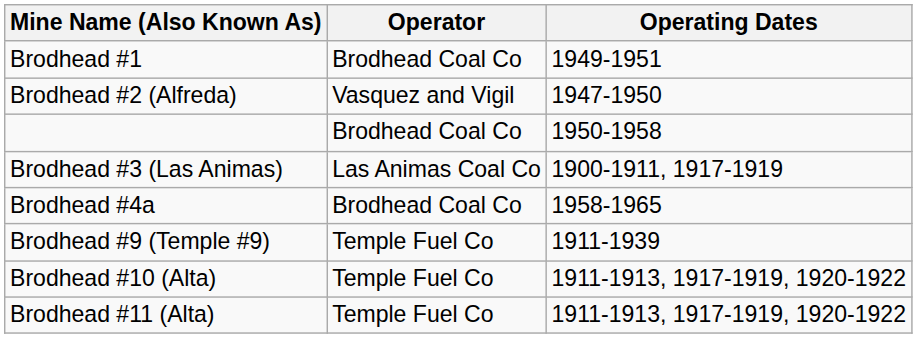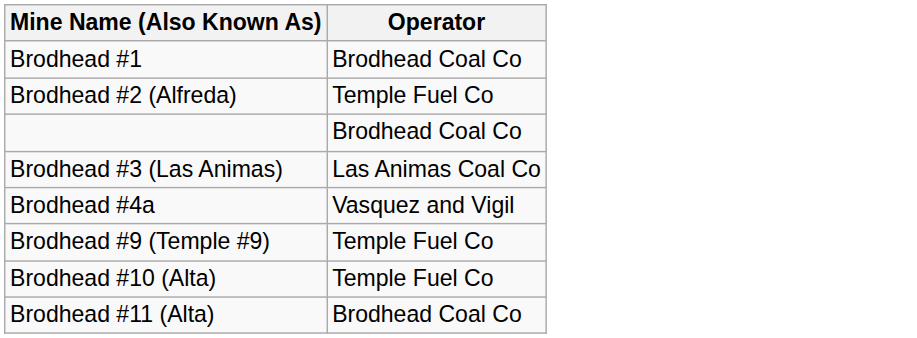- column: (729, 22)
(423, 95) Vasquez and Vigil -> (413, 95) Temple Fuel Co
(427, 205) Brodhead Coal Co -> (423, 205) Vasquez and Vigil
(413, 315) Temple Fuel Co -> (427, 315) Brodhead Coal Co
